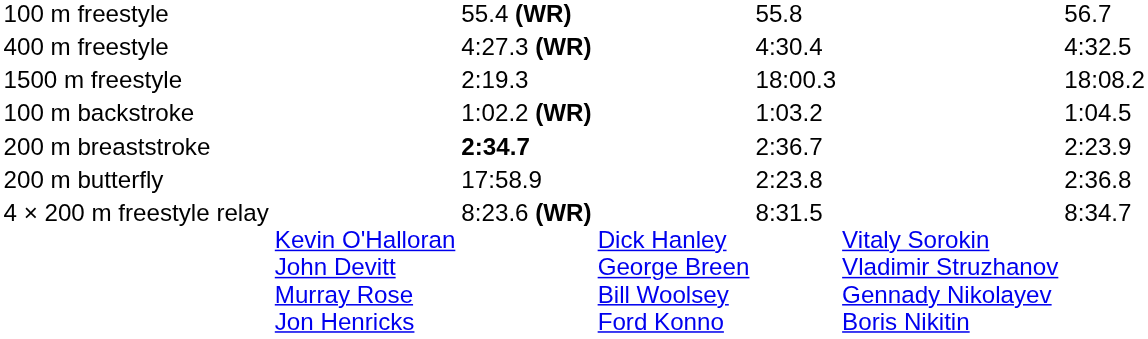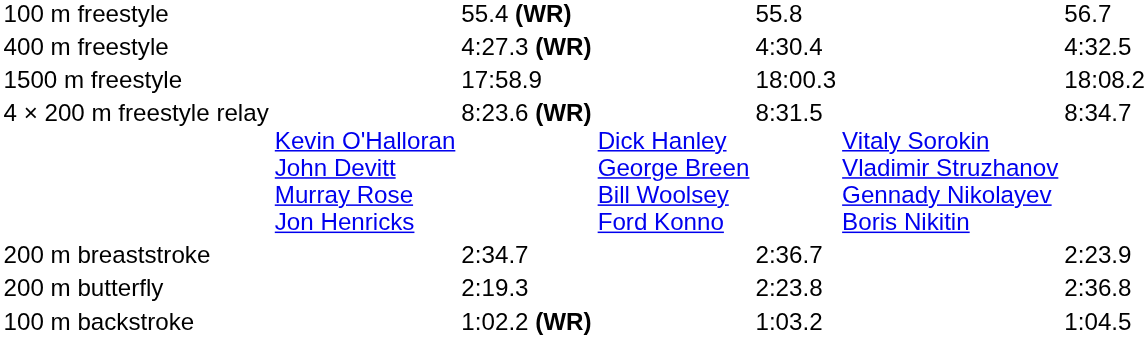(495, 80) 2:19.3 -> (502, 80) 17:58.9
rows swapped: (99, 113) <-> (136, 213)
(496, 146) bold -> (495, 255) normal
(502, 179) 17:58.9 -> (495, 288) 2:19.3
